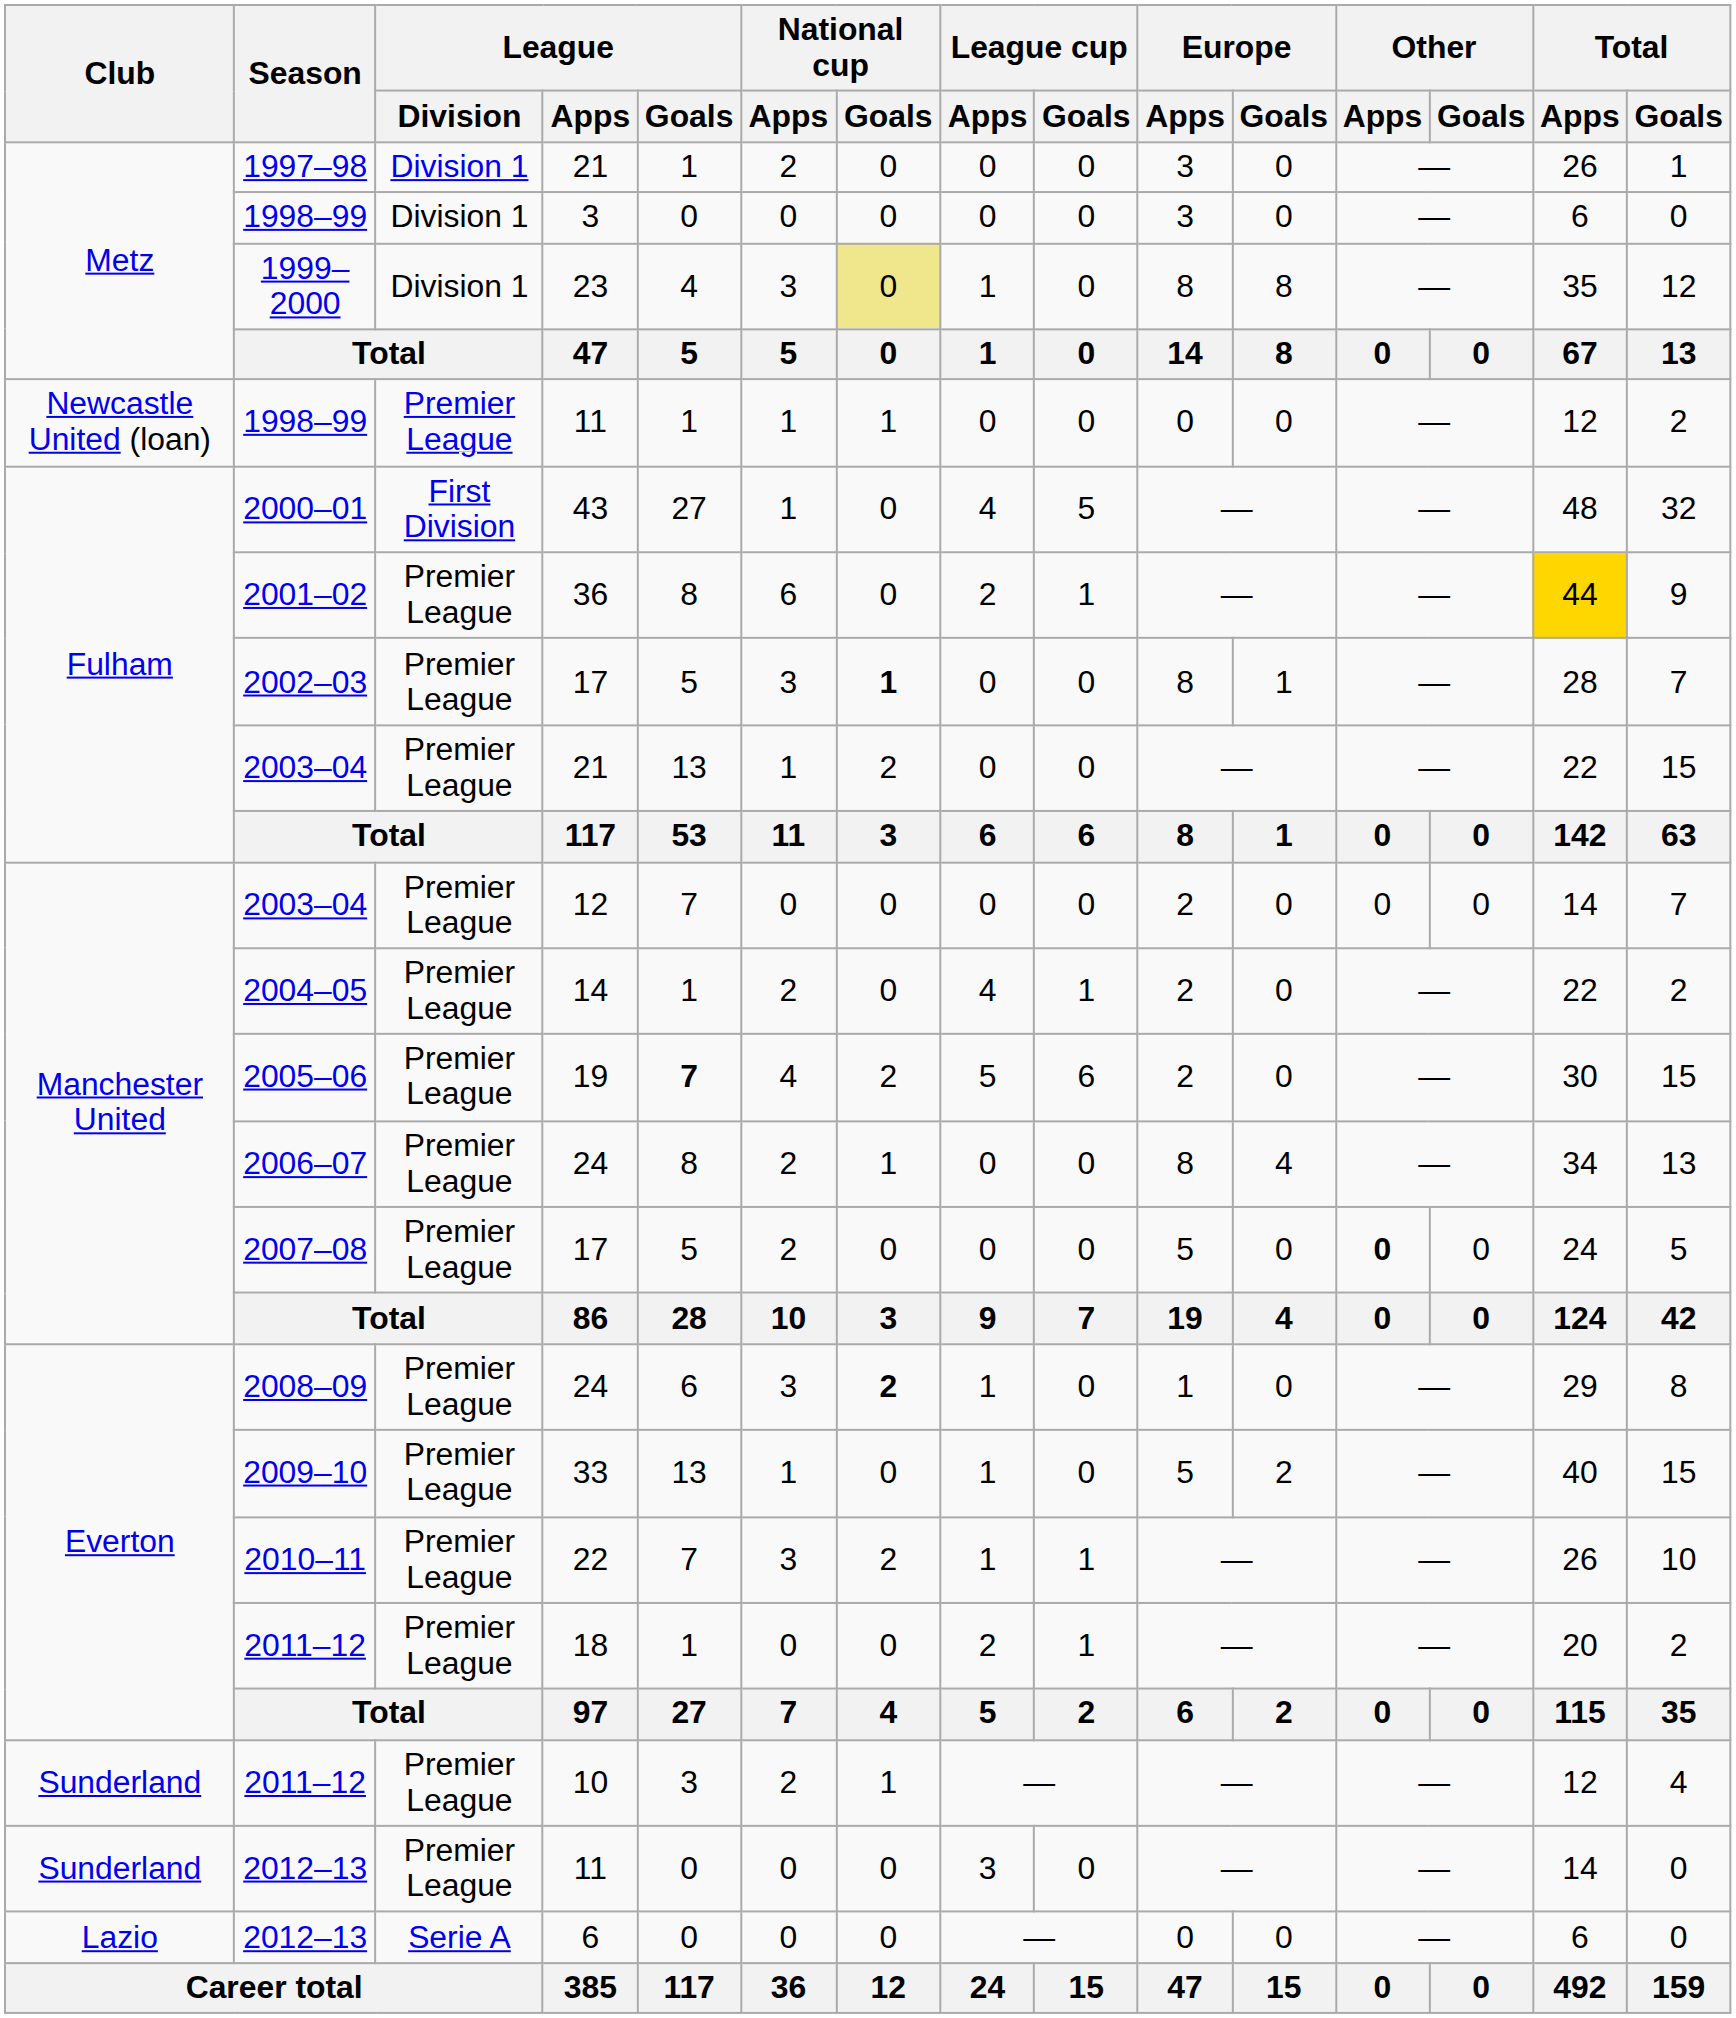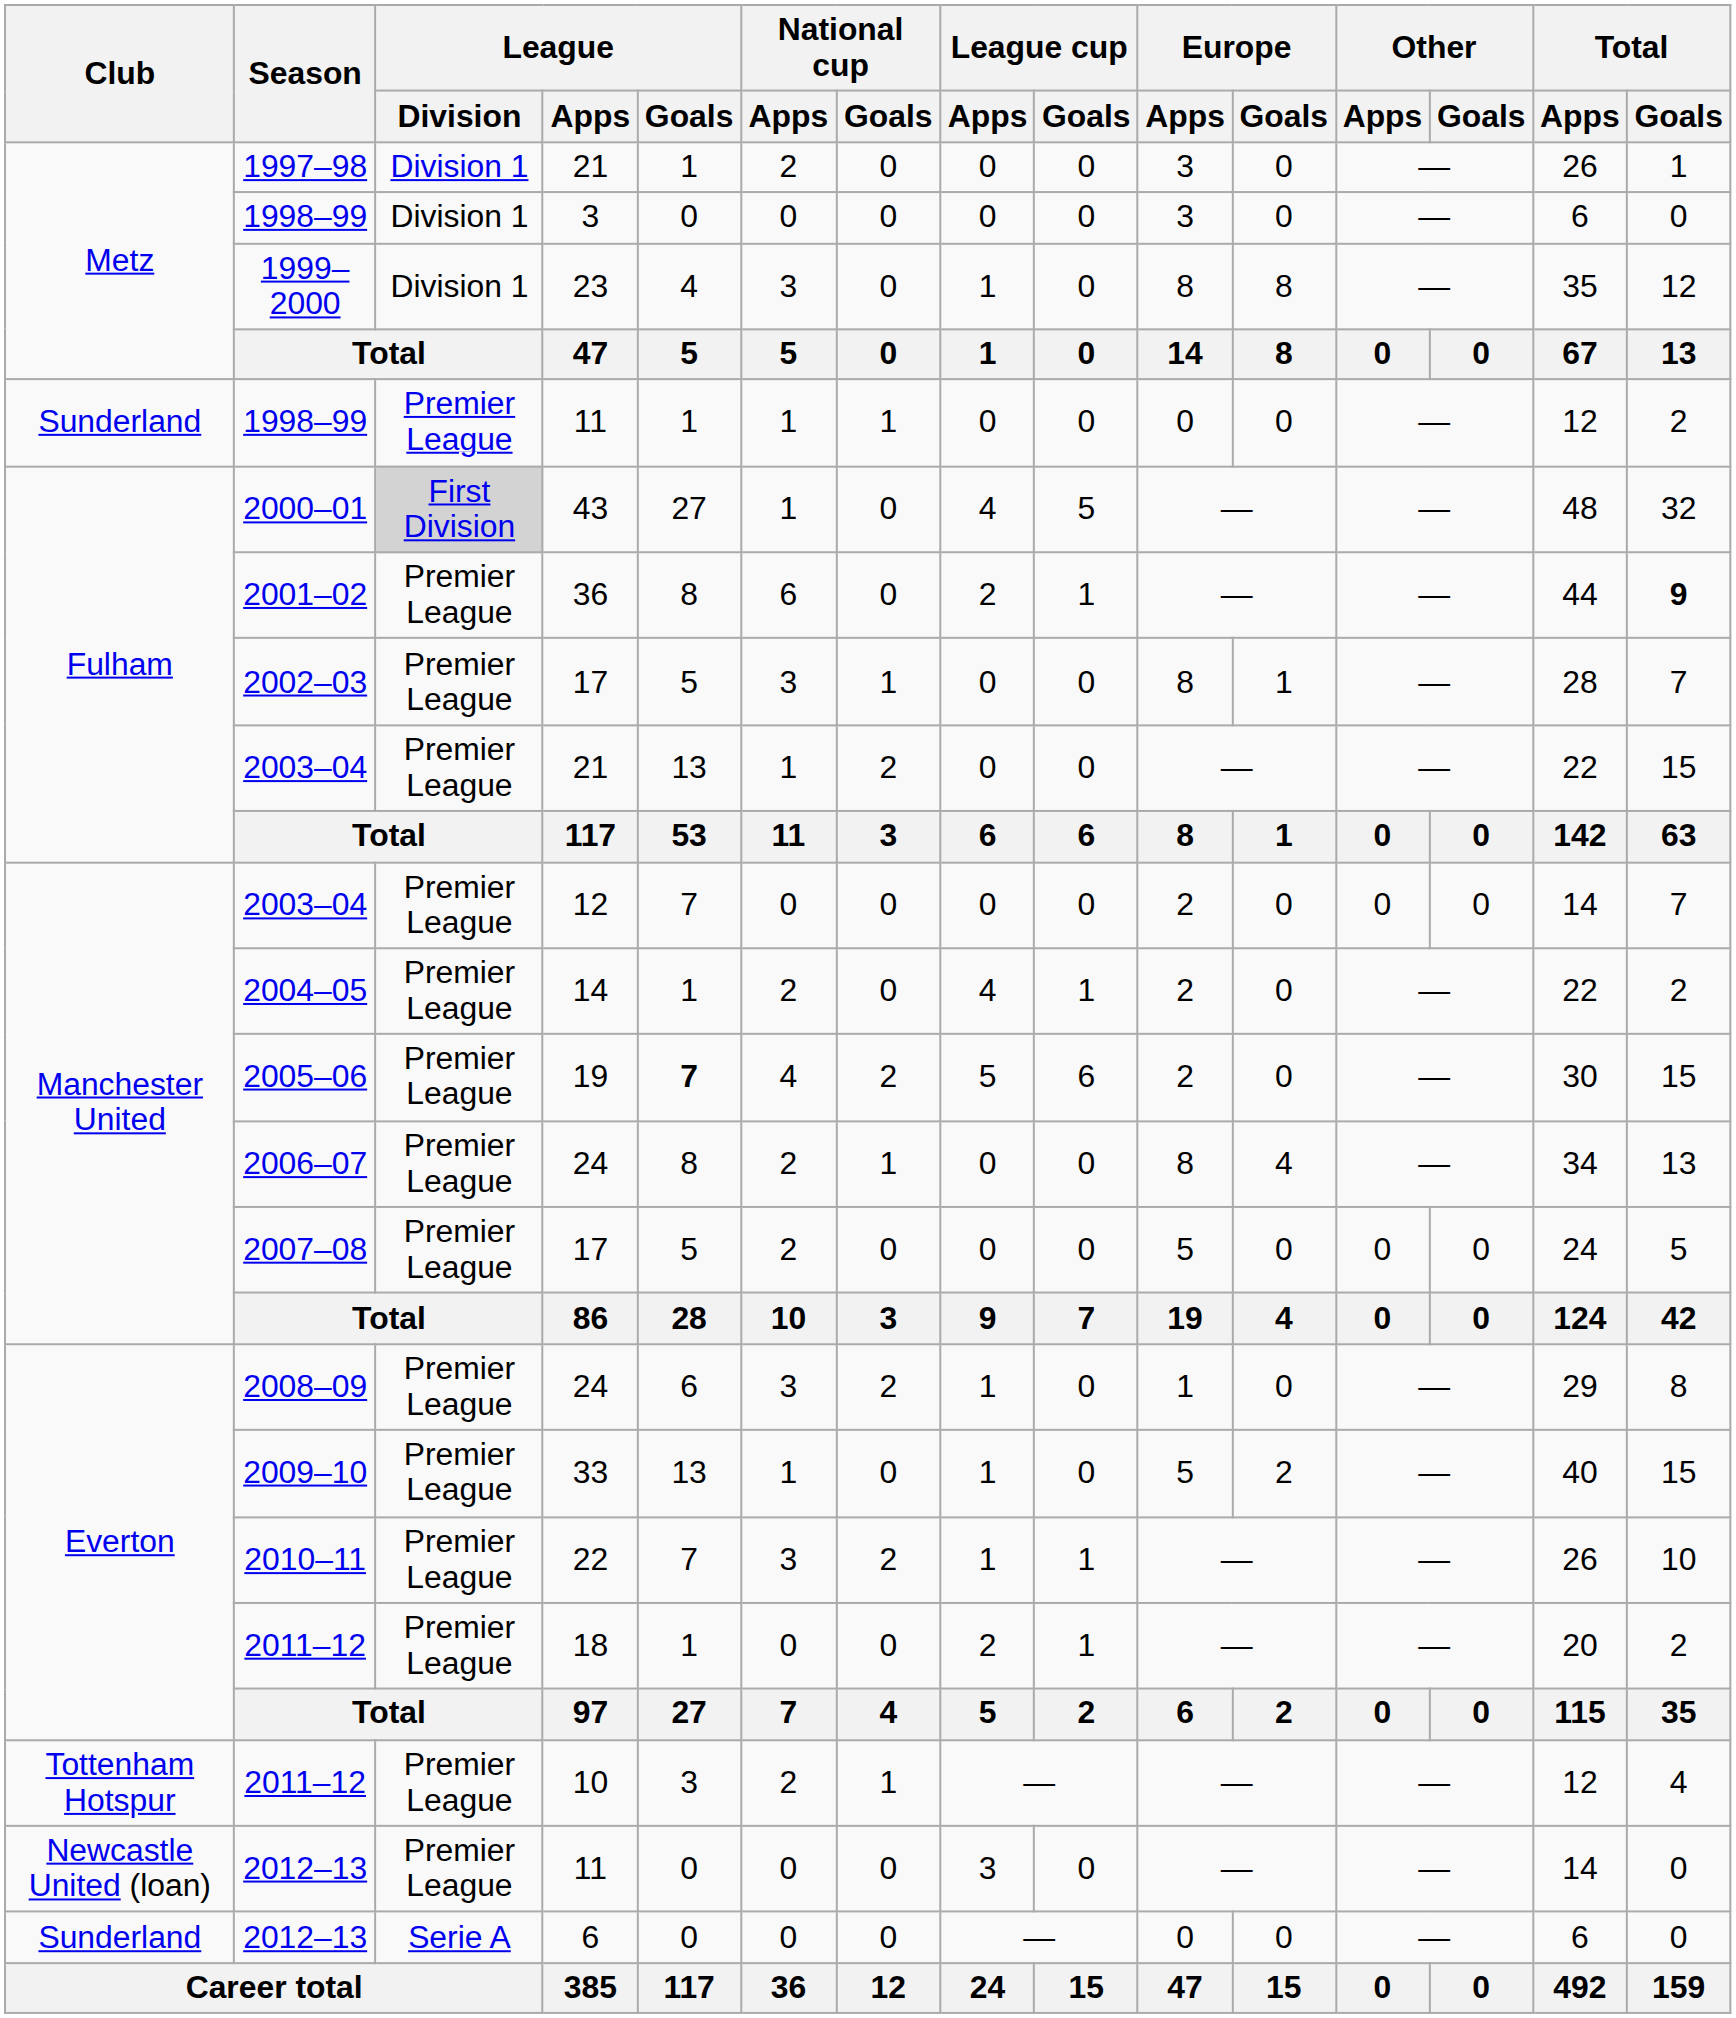(888, 285) khaki background -> (888, 285) no background
(120, 422) Newcastle United (loan) -> (120, 422) Sunderland
(459, 508) no background -> (459, 508) lightgrey background
(1580, 594) gold background -> (1580, 594) no background
(1679, 594) normal -> (1679, 594) bold
(888, 681) bold -> (888, 681) normal
(1382, 1249) bold -> (1382, 1249) normal
(888, 1386) bold -> (888, 1386) normal
(120, 1782) Sunderland -> (120, 1782) Tottenham Hotspur
(120, 1868) Sunderland -> (120, 1868) Newcastle United (loan)
(120, 1936) Lazio -> (120, 1936) Sunderland
